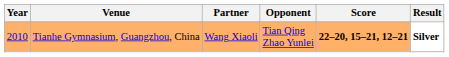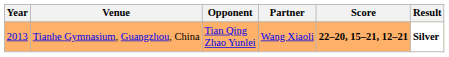columns swapped: (231, 13) <-> (288, 13)
(17, 37) 2010 -> (17, 37) 2013
